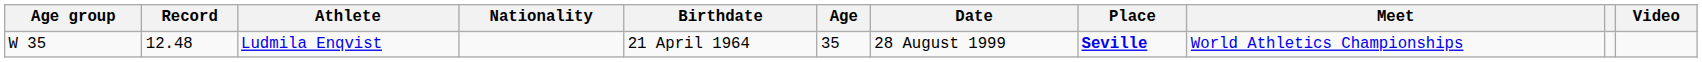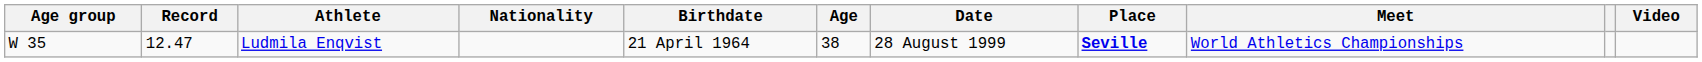(169, 44) 12.48 -> (169, 44) 12.47
(830, 44) 35 -> (830, 44) 38
